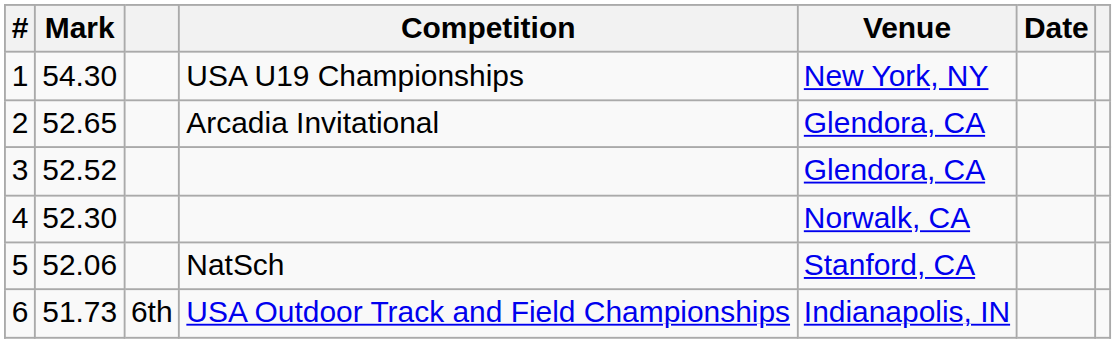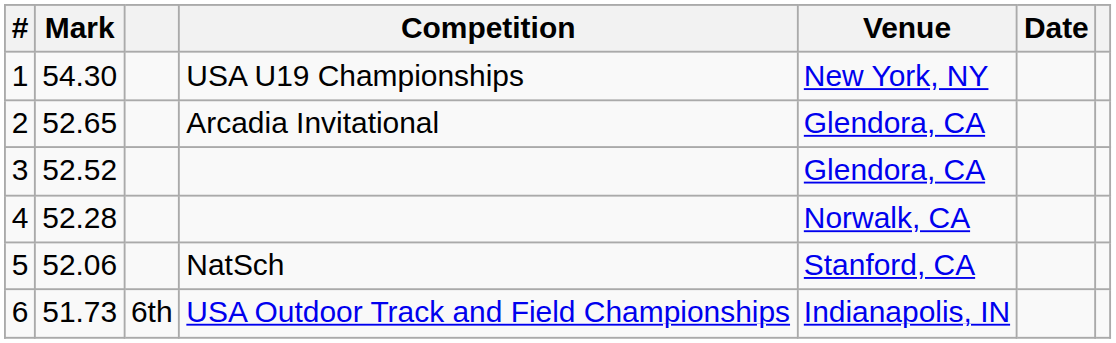(80, 218) 52.30 -> (80, 218) 52.28
